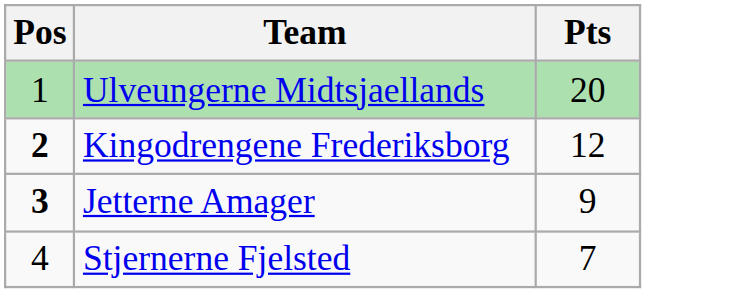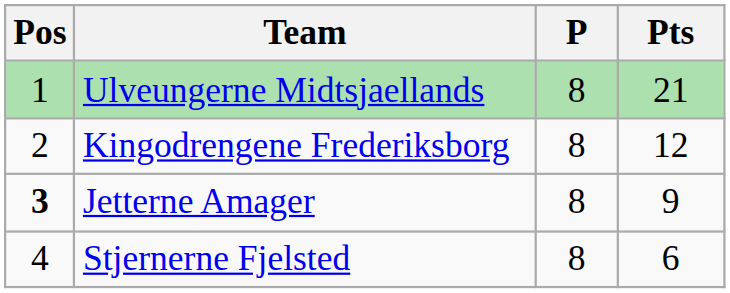+ column: (577, 32)
(588, 88) 20 -> (671, 88) 21
(40, 145) bold -> (40, 145) normal
(588, 257) 7 -> (671, 257) 6
